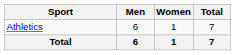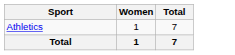- column: (135, 12)
